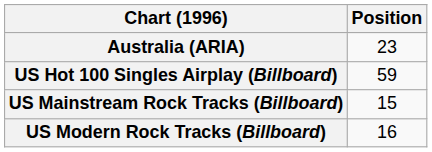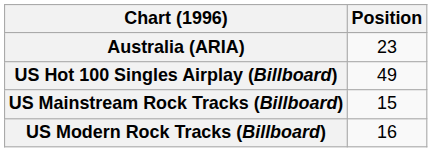(387, 75) 59 -> (387, 75) 49
